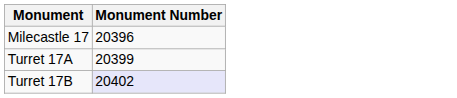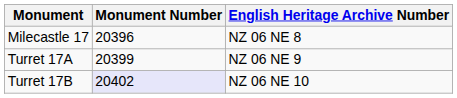+ column: (339, 15)
